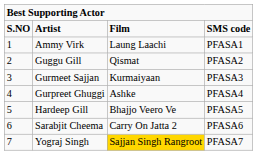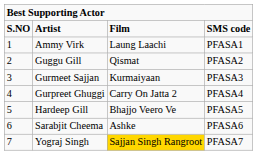(122, 93) Ashke -> (143, 93) Carry On Jatta 2
(143, 126) Carry On Jatta 2 -> (122, 126) Ashke
